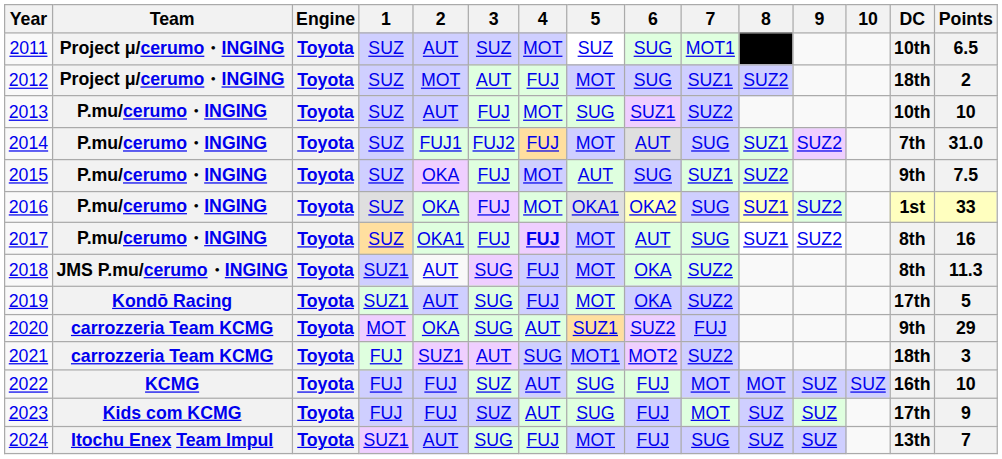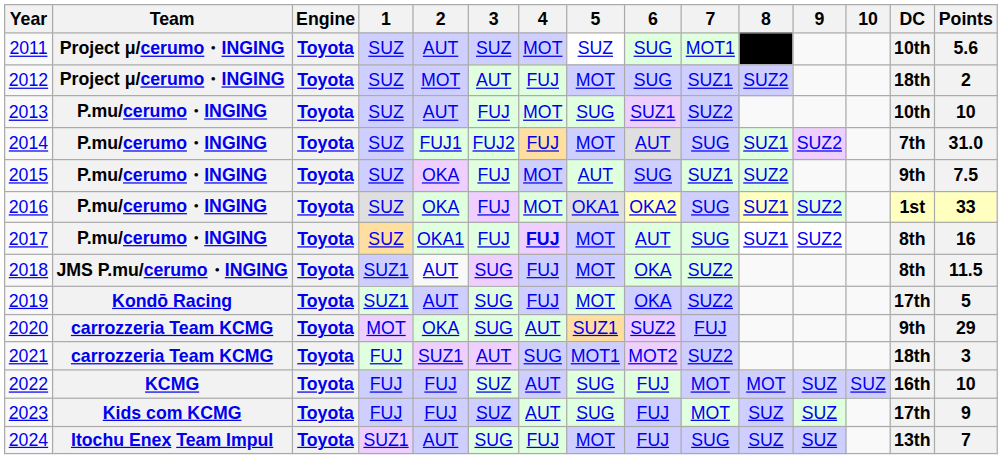(966, 49) 6.5 -> (966, 49) 5.6
(966, 271) 11.3 -> (966, 271) 11.5
